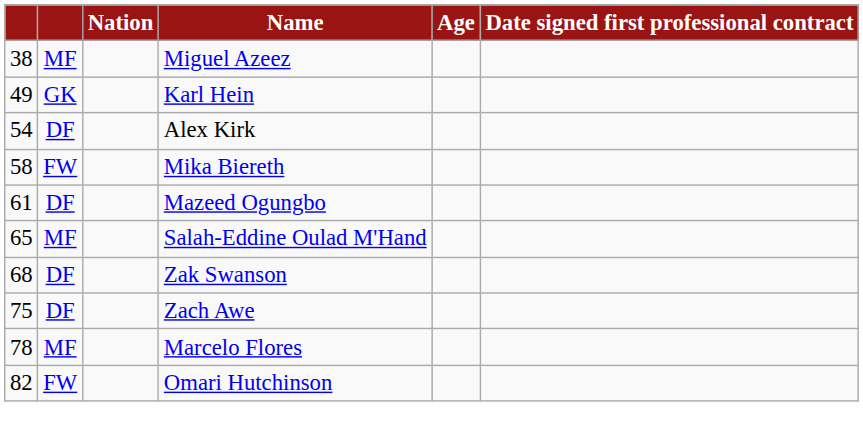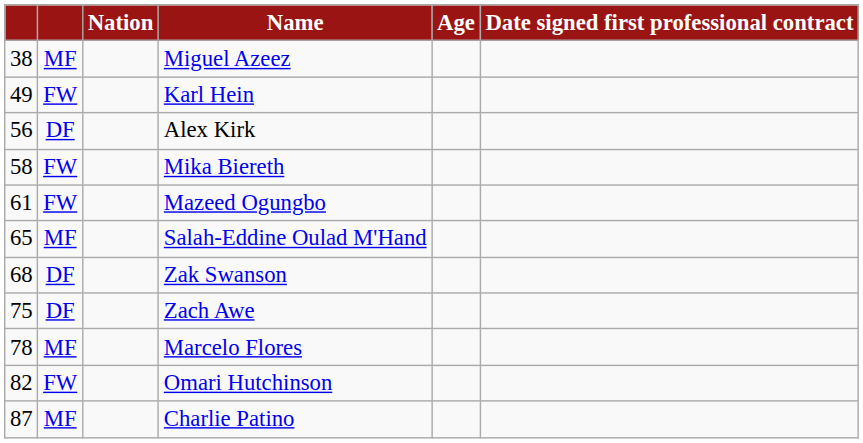(60, 94) GK -> (60, 94) FW
(21, 130) 54 -> (21, 130) 56
(60, 202) DF -> (60, 202) FW
+ row: (229, 418)
